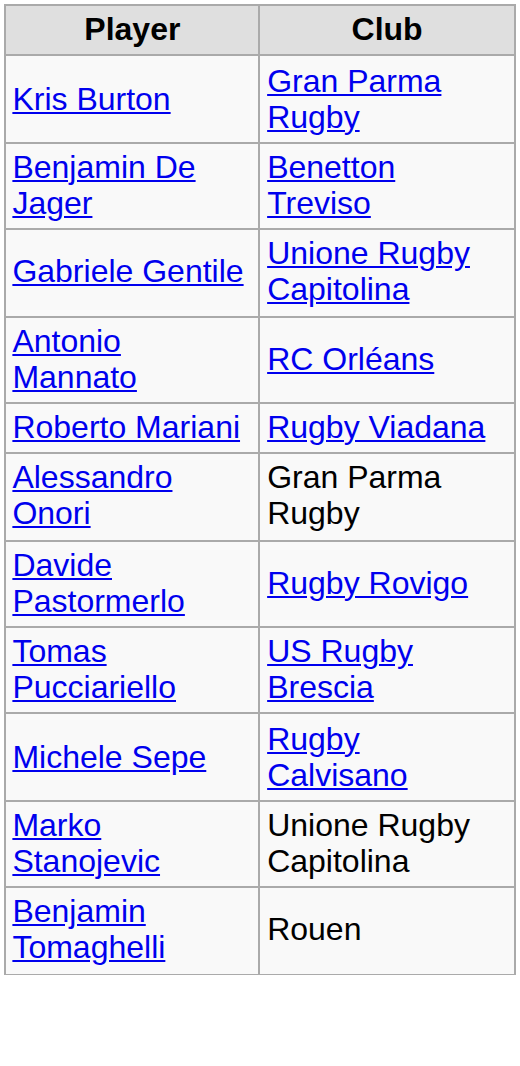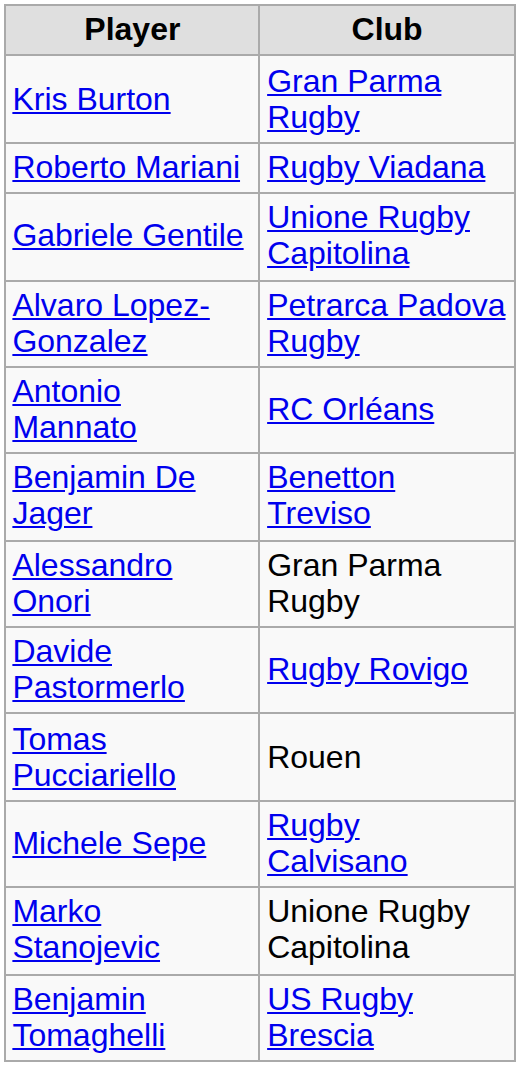rows swapped: (104, 185) <-> (126, 427)
+ row: (111, 322)
(340, 669) US Rugby Brescia -> (314, 756) Rouen
(314, 930) Rouen -> (340, 1016) US Rugby Brescia
